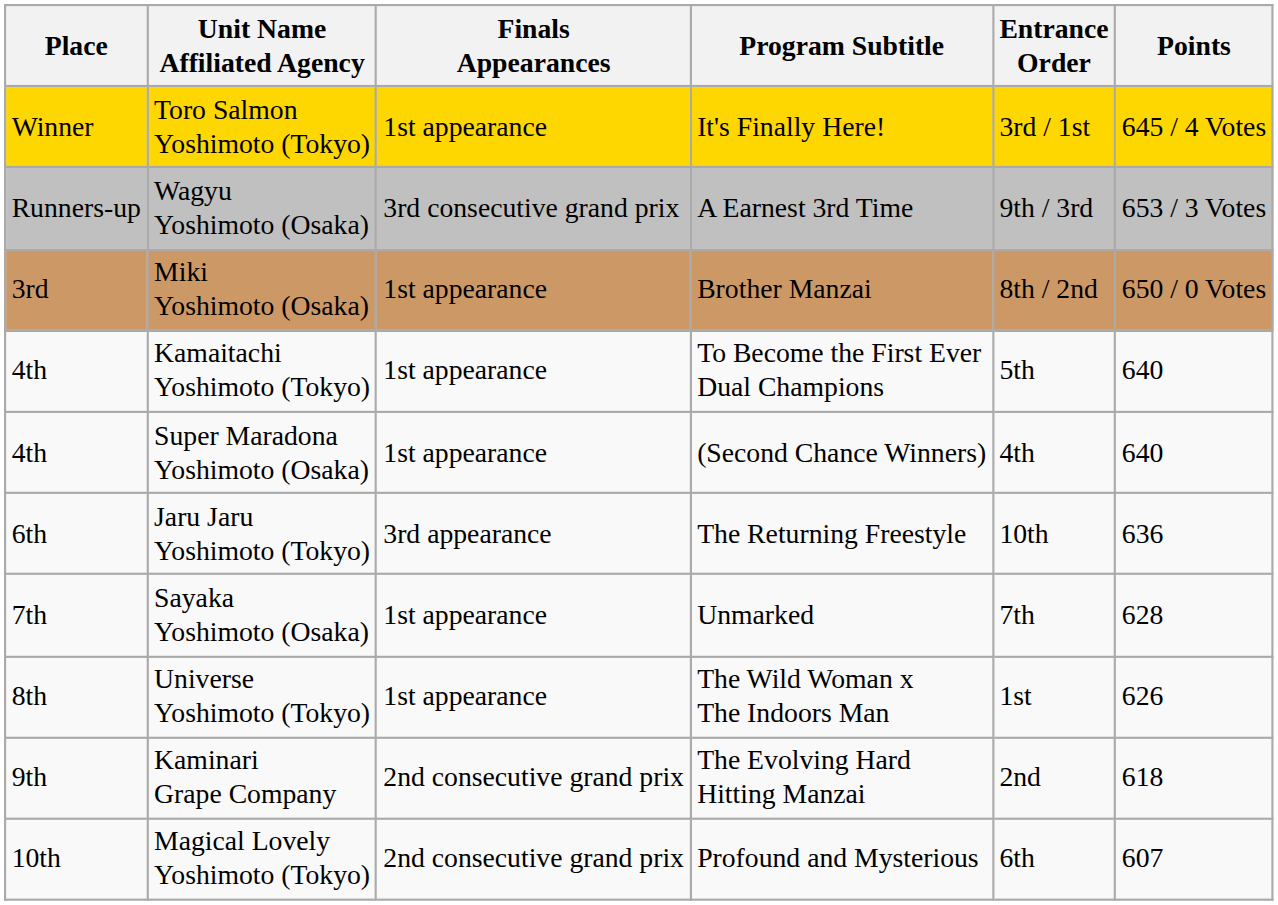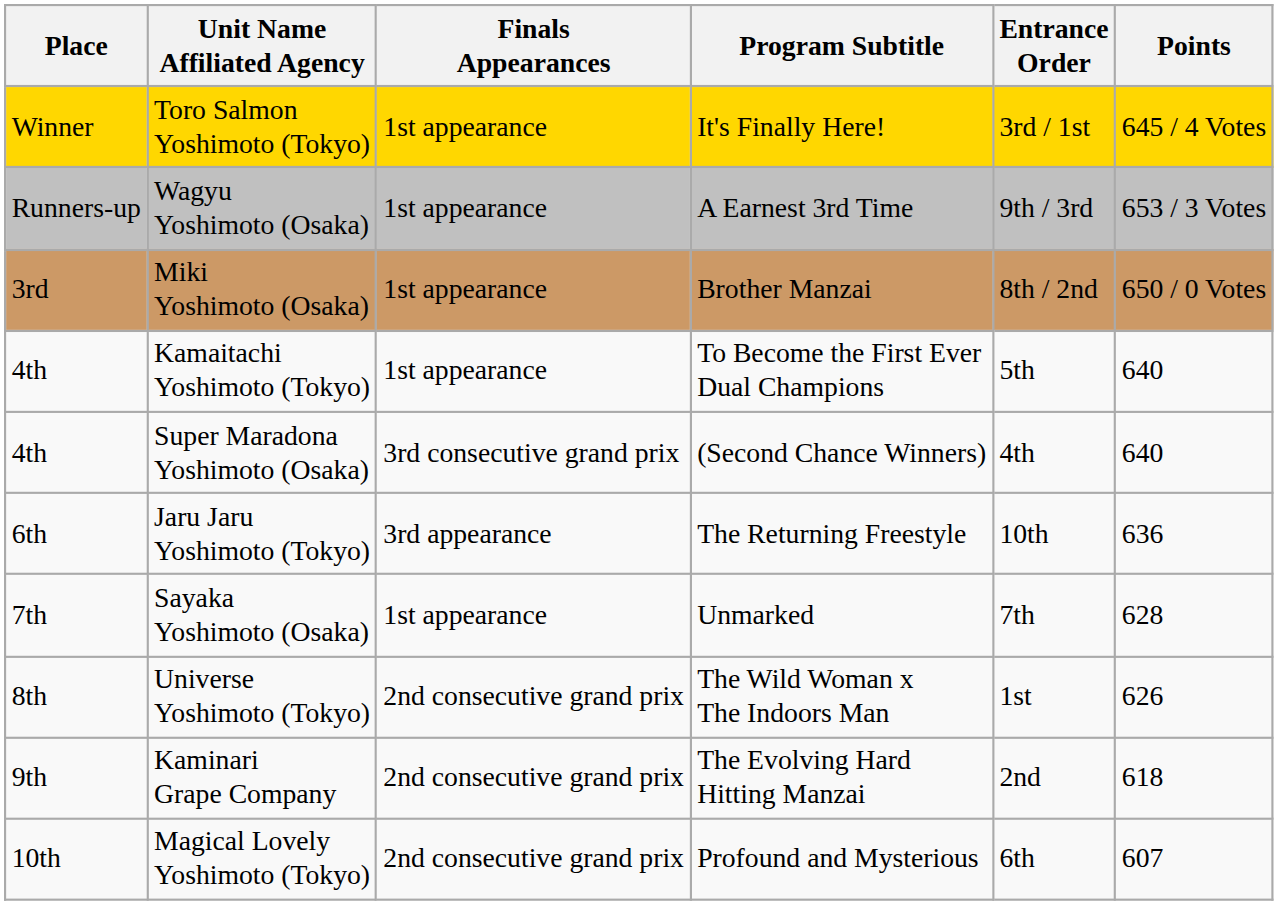(531, 207) 3rd consecutive grand prix -> (465, 207) 1st appearance
(465, 451) 1st appearance -> (531, 451) 3rd consecutive grand prix
(465, 695) 1st appearance -> (534, 695) 2nd consecutive grand prix
